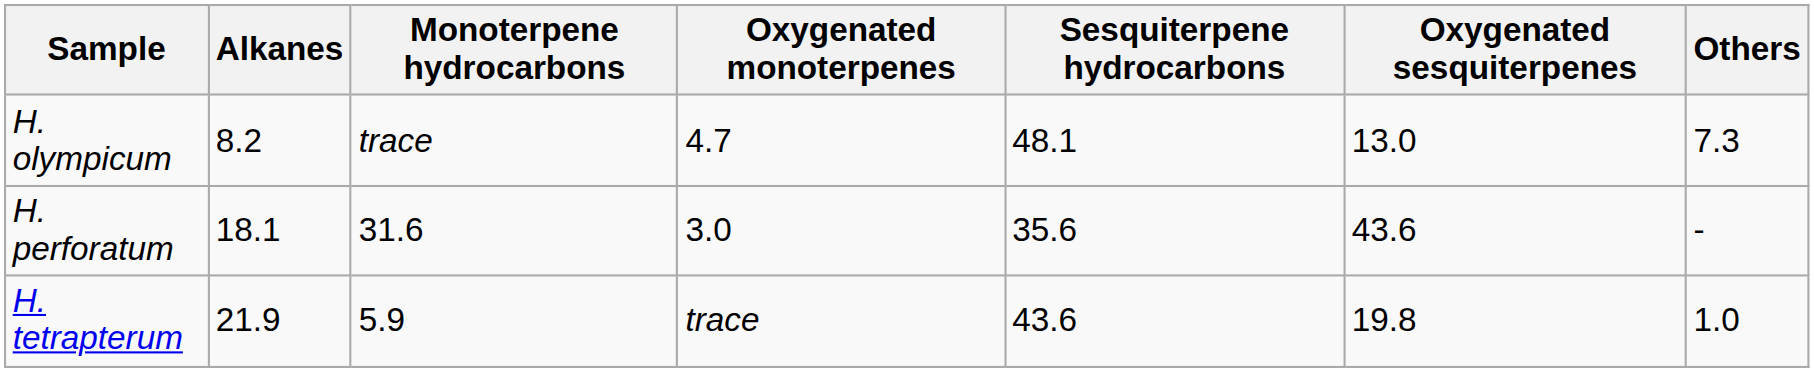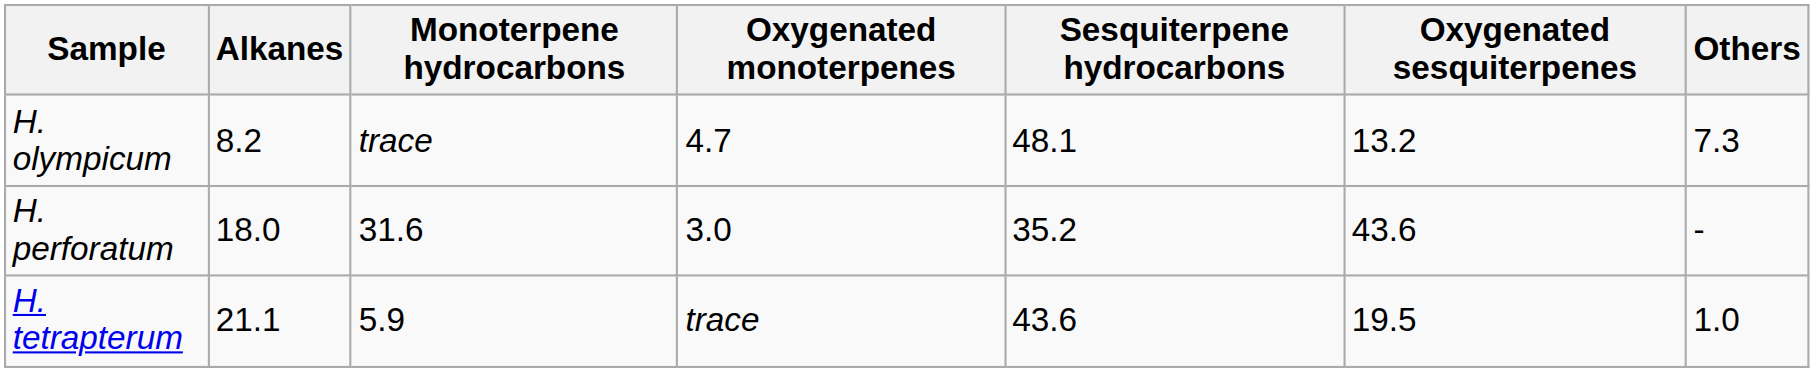(1384, 139) 13.0 -> (1384, 139) 13.2
(248, 230) 18.1 -> (248, 230) 18.0
(1045, 230) 35.6 -> (1045, 230) 35.2
(248, 320) 21.9 -> (248, 320) 21.1
(1384, 320) 19.8 -> (1384, 320) 19.5
